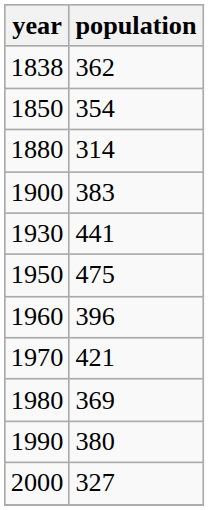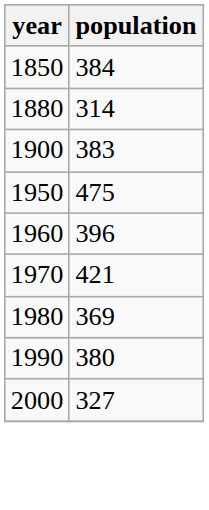- row: (37, 66)
(95, 108) 354 -> (95, 66) 384
- row: (37, 233)
